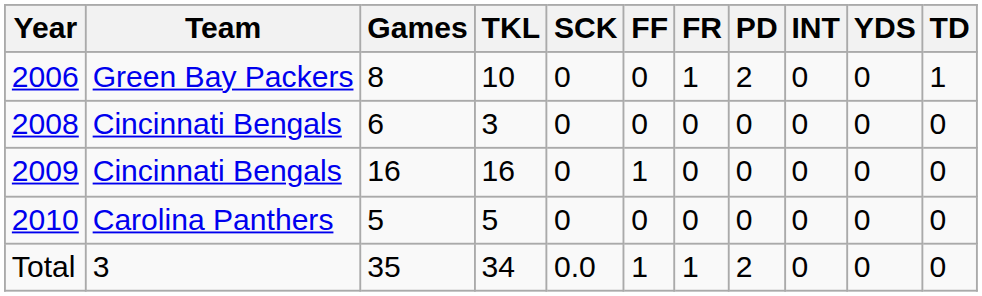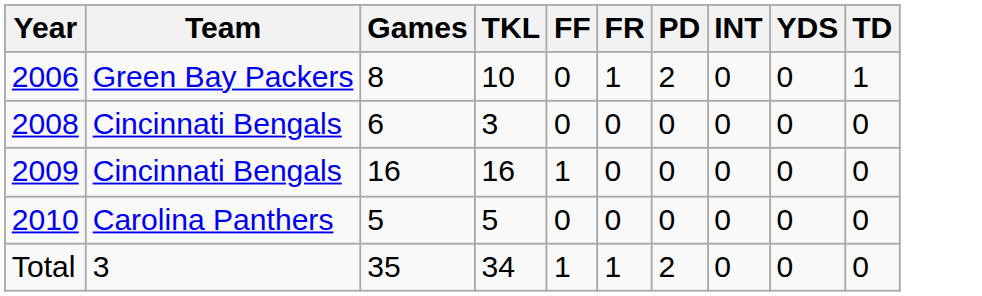- column: (586, 28)
